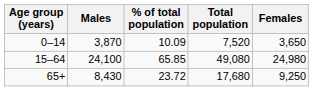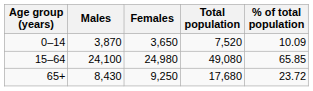columns swapped: (281, 19) <-> (156, 19)
